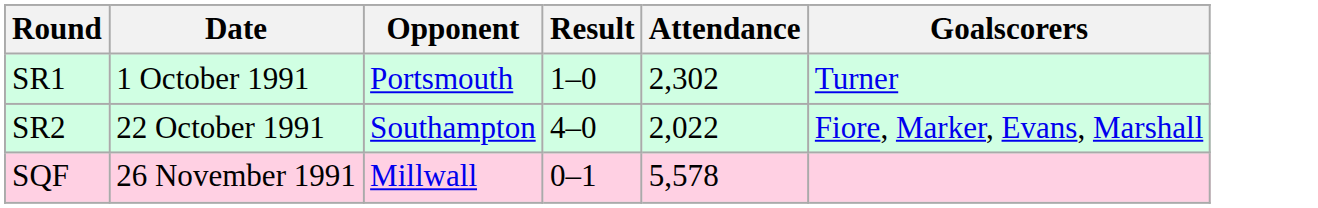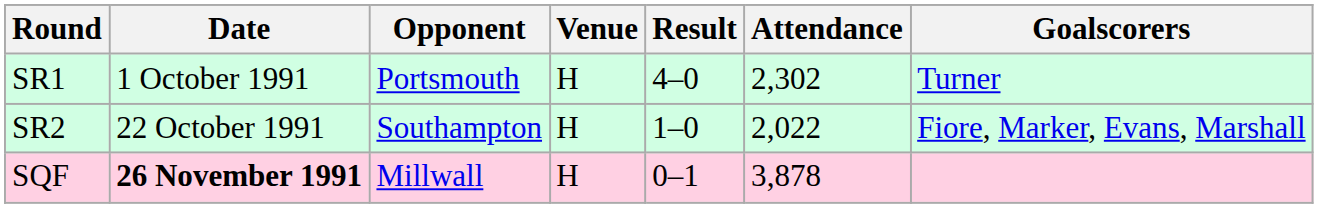+ column: (597, 29)
(573, 78) 1–0 -> (676, 78) 4–0
(573, 127) 4–0 -> (676, 127) 1–0
(236, 176) normal -> (239, 176) bold
(684, 176) 5,578 -> (786, 176) 3,878
